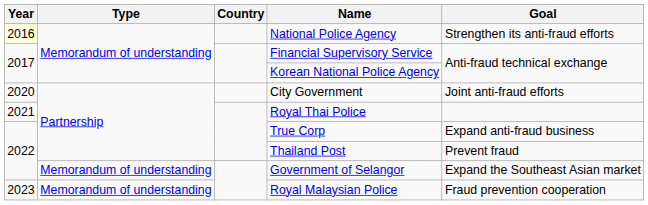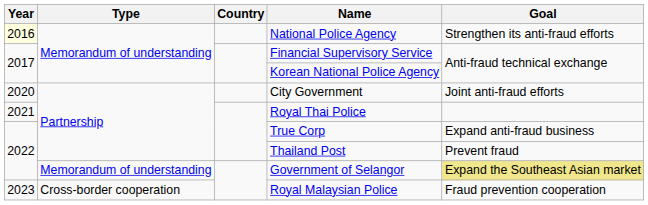(543, 170) no background -> (543, 170) khaki background
(126, 190) Memorandum of understanding -> (110, 190) Cross-border cooperation
